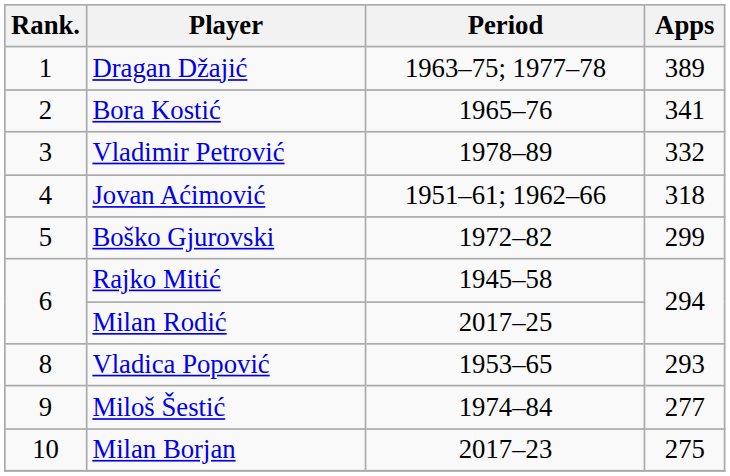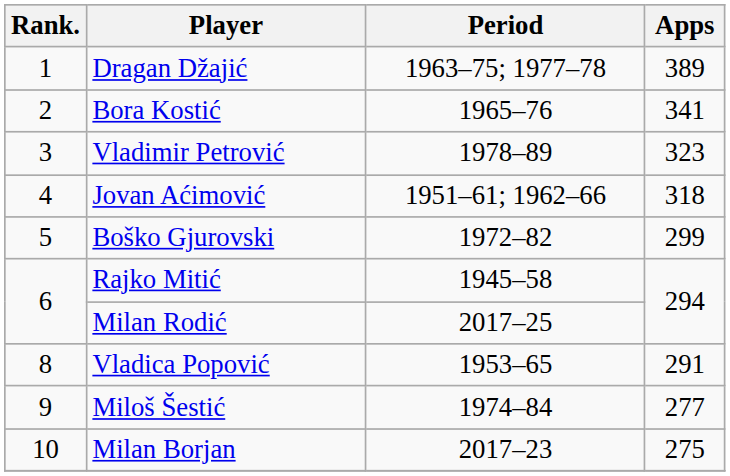(685, 152) 332 -> (685, 152) 323
(685, 364) 293 -> (685, 364) 291
